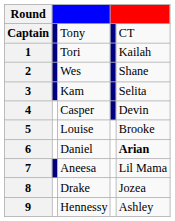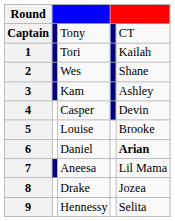(133, 91) Selita -> (136, 91) Ashley
(136, 206) Ashley -> (133, 206) Selita
